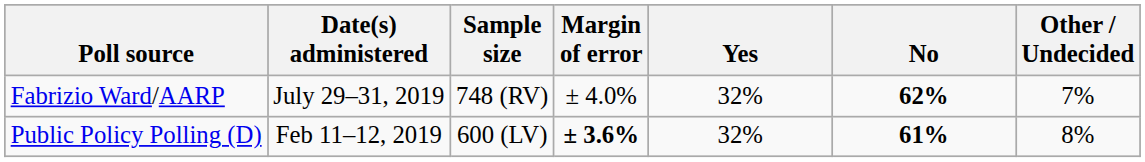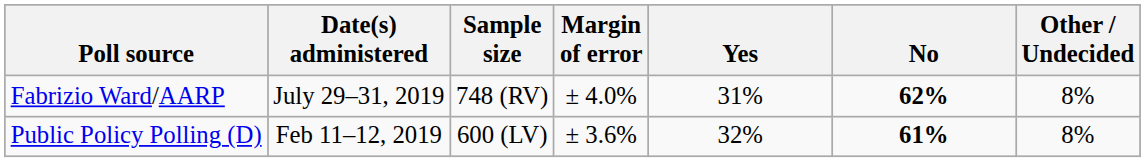(740, 95) 32% -> (740, 95) 31%
(1078, 95) 7% -> (1078, 95) 8%
(601, 136) bold -> (601, 136) normal
